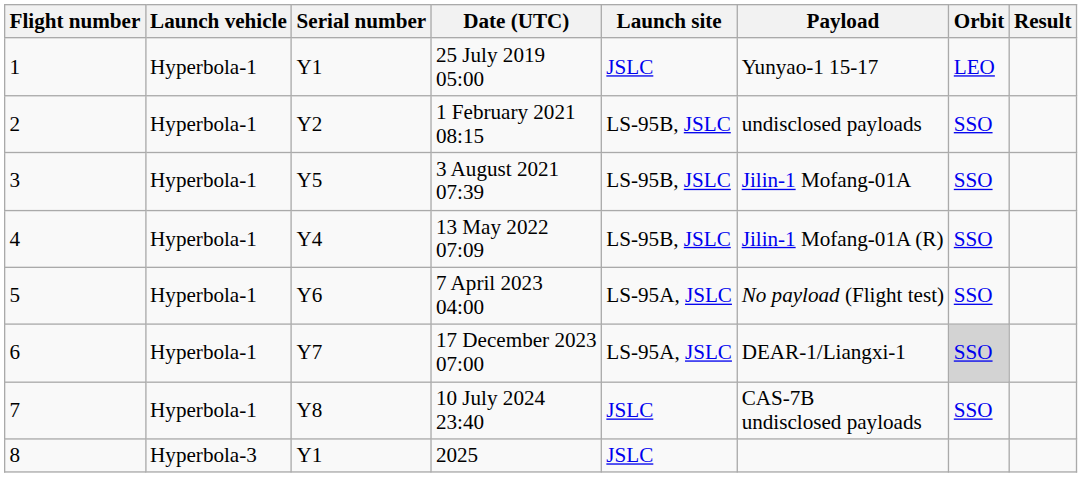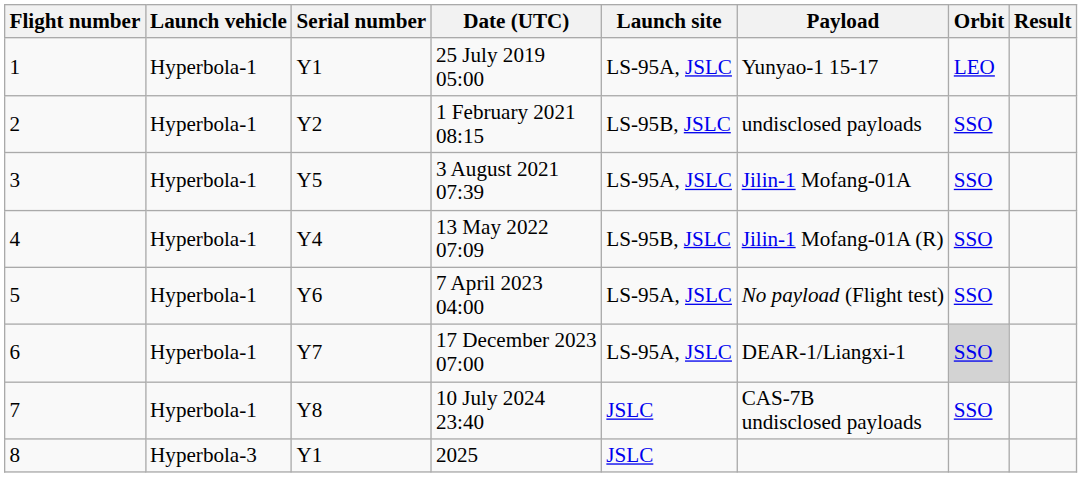(630, 66) JSLC -> (669, 66) LS-95A, JSLC
(669, 181) LS-95B, JSLC -> (669, 181) LS-95A, JSLC
